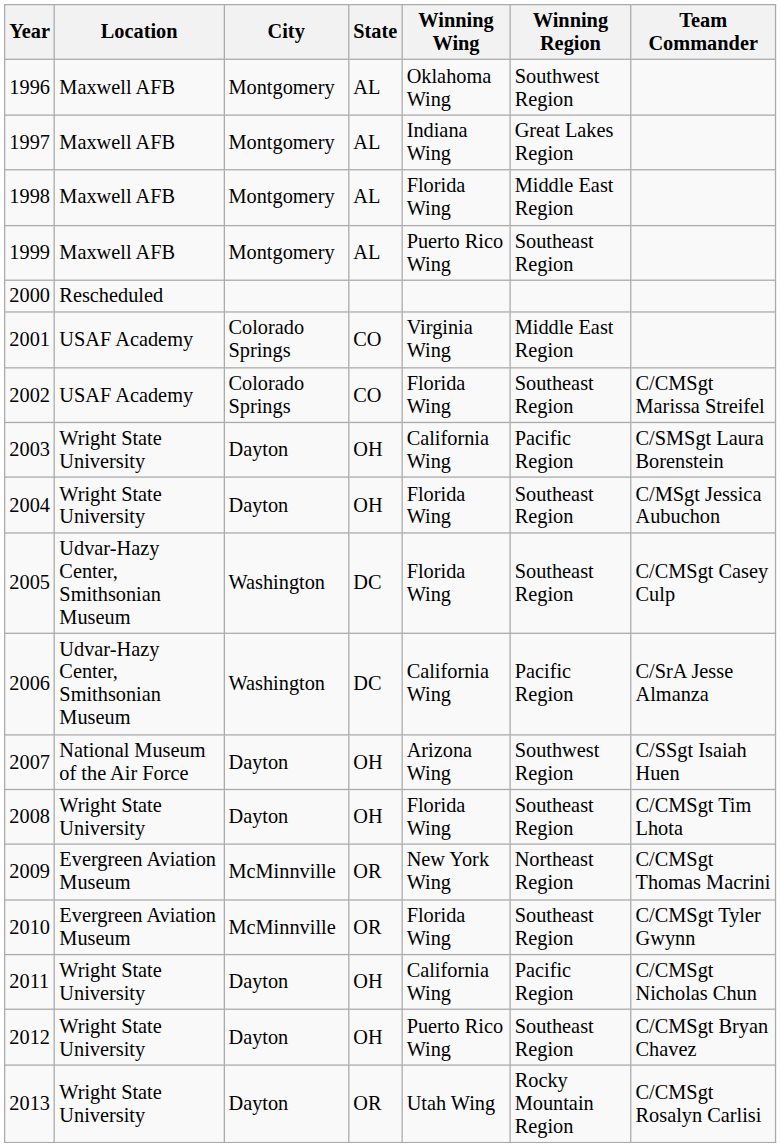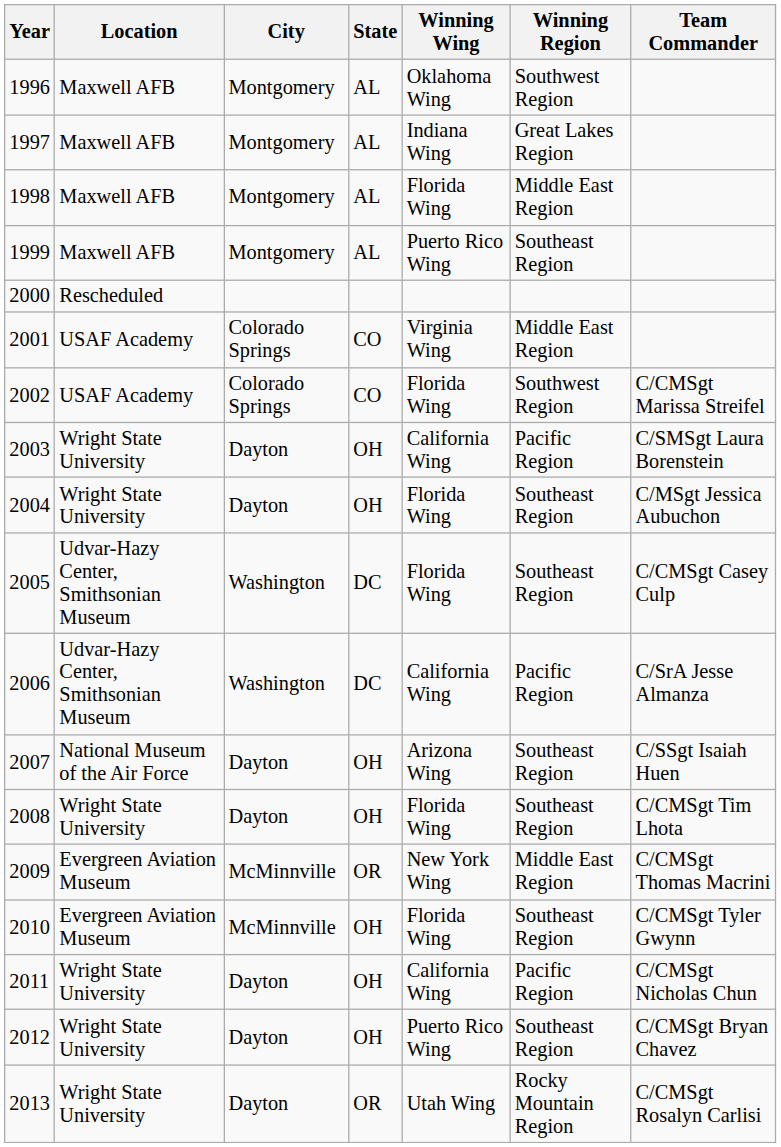(554, 394) Southeast Region -> (557, 394) Southwest Region
(557, 761) Southwest Region -> (554, 761) Southeast Region
(554, 871) Northeast Region -> (564, 871) Middle East Region
(367, 926) OR -> (368, 926) OH
